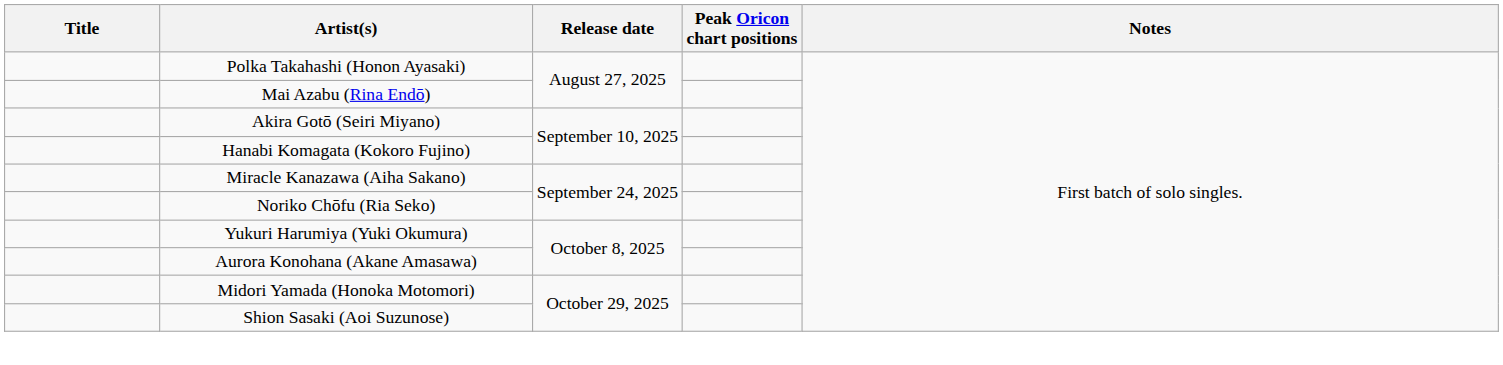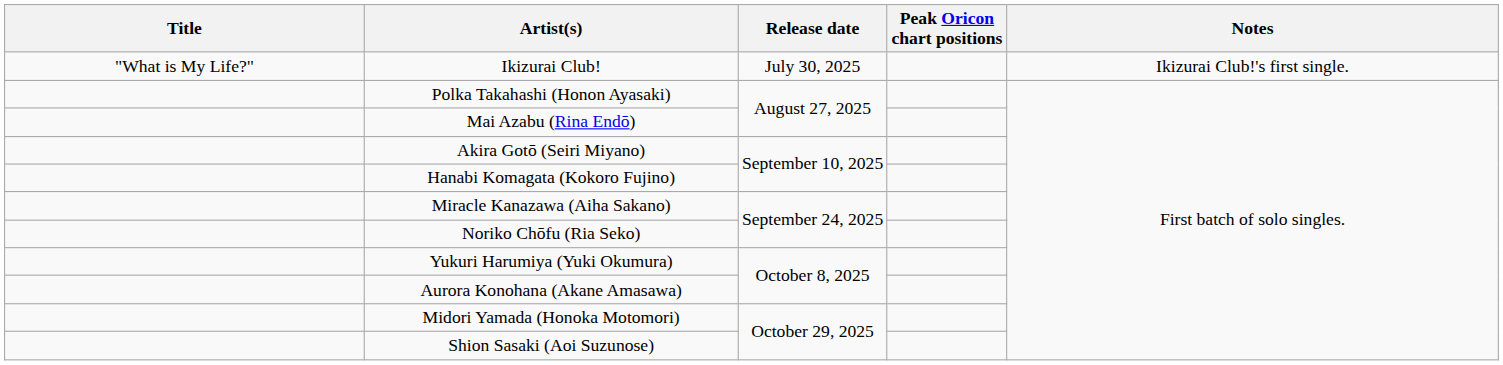+ row: (551, 66)
